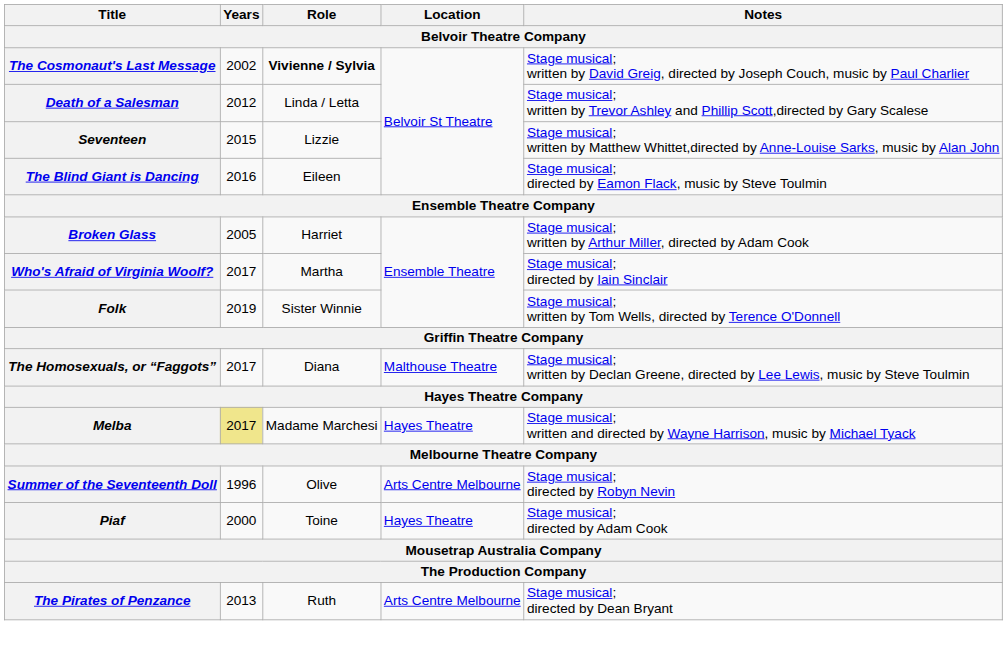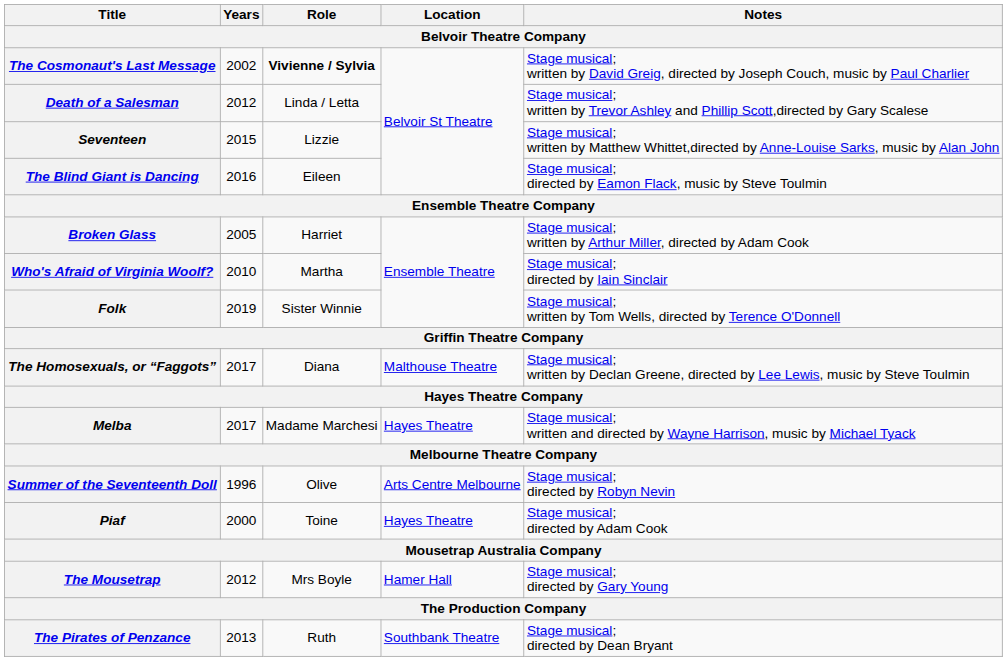(241, 271) 2017 -> (241, 271) 2010
(241, 425) khaki background -> (241, 425) no background
+ row: (112, 579)
(452, 601) Arts Centre Melbourne -> (442, 637) Southbank Theatre
